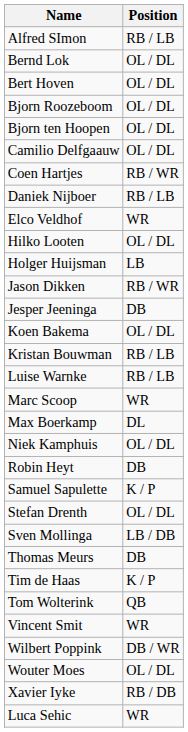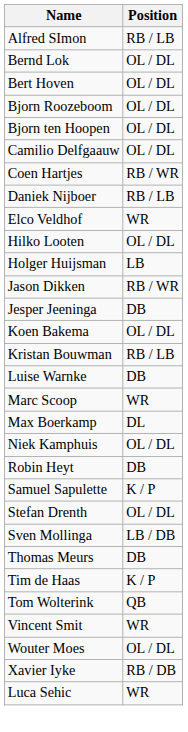(150, 377) RB / LB -> (136, 377) DB
- row: (55, 648)
